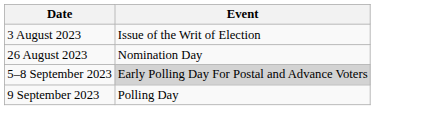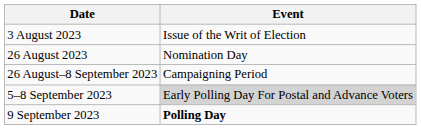+ row: (82, 74)
(148, 94) normal -> (194, 114) bold
